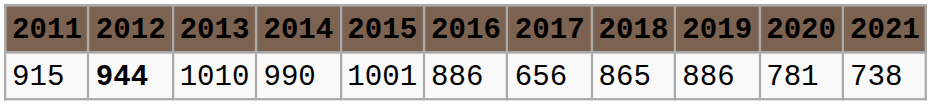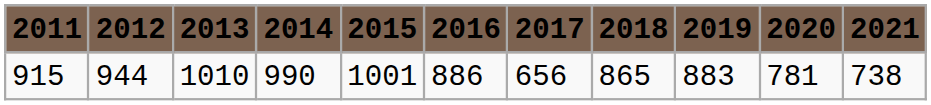(122, 76) bold -> (122, 76) normal
(709, 76) 886 -> (709, 76) 883
